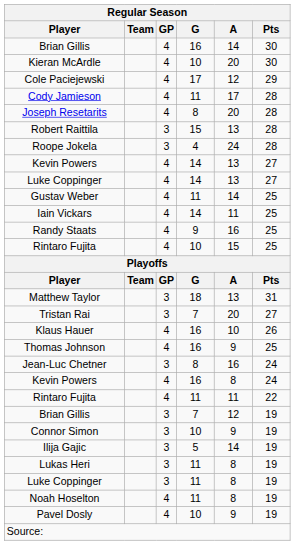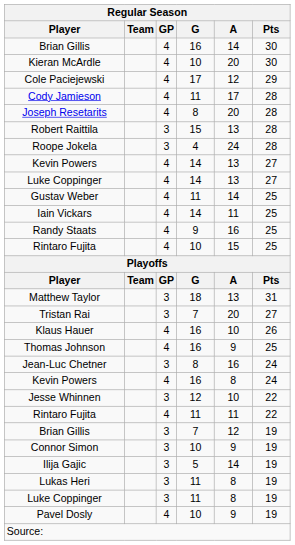+ row: (65, 398)
- row: (65, 498)
